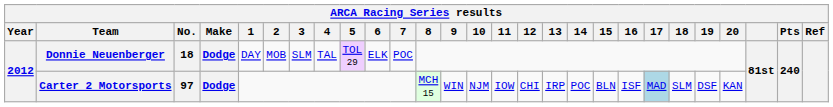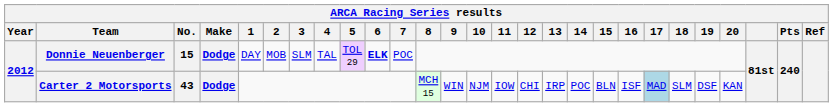(187, 55) 18 -> (187, 55) 15
(378, 55) normal -> (378, 55) bold
(187, 86) 97 -> (187, 86) 43
